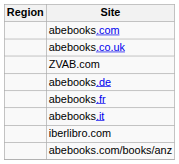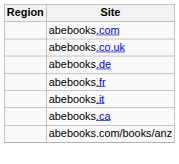- row: (74, 64)
- row: (80, 133)
+ row: (80, 116)
